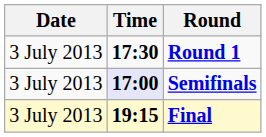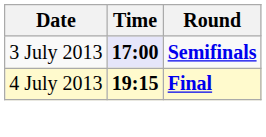- row: (204, 52)
(56, 115) 3 July 2013 -> (56, 83) 4 July 2013
